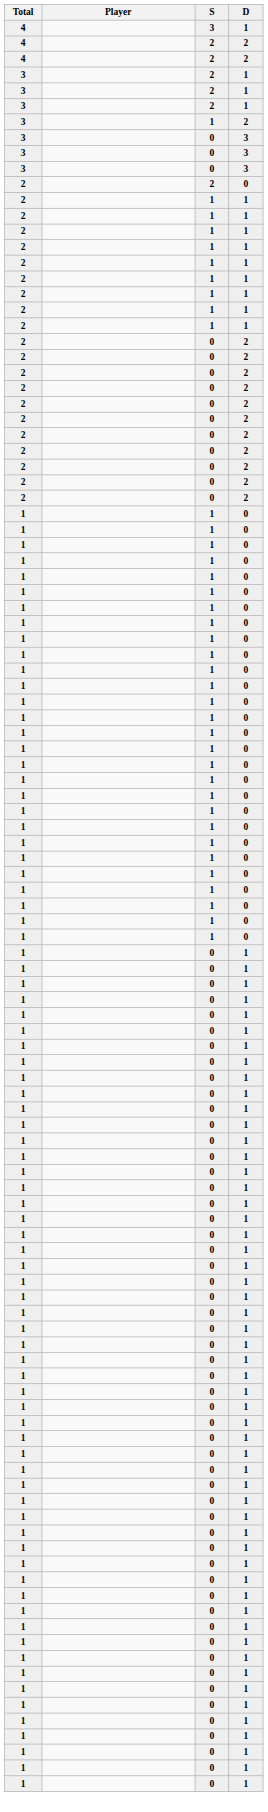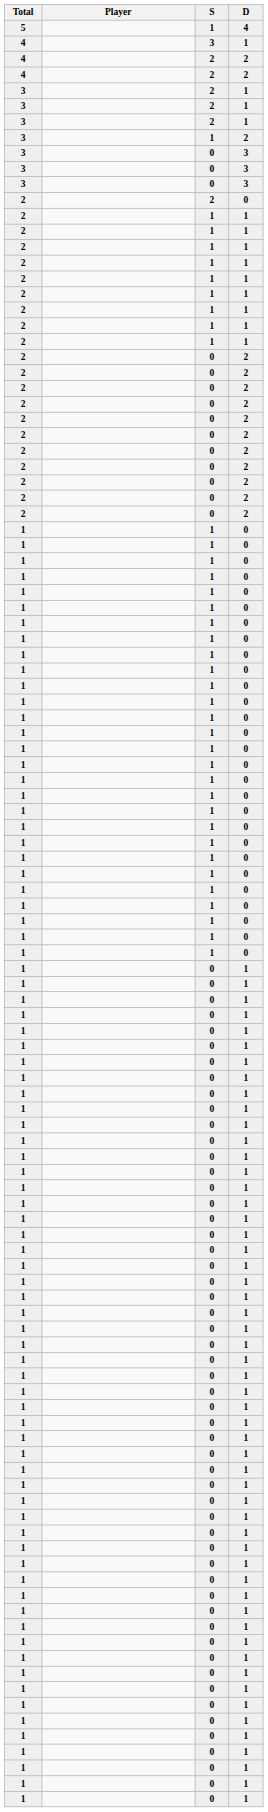+ row: (23, 28)
